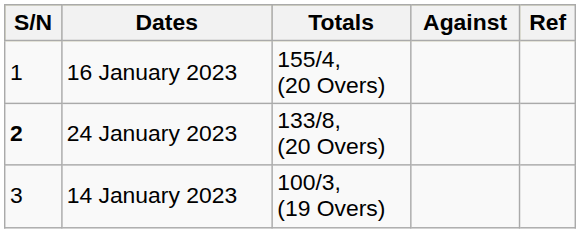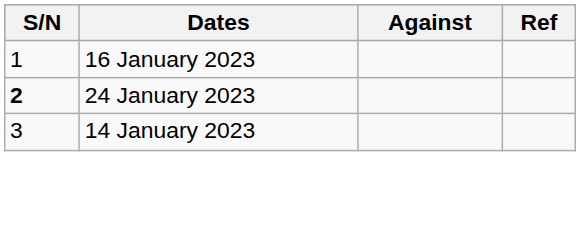- column: (341, 22)
